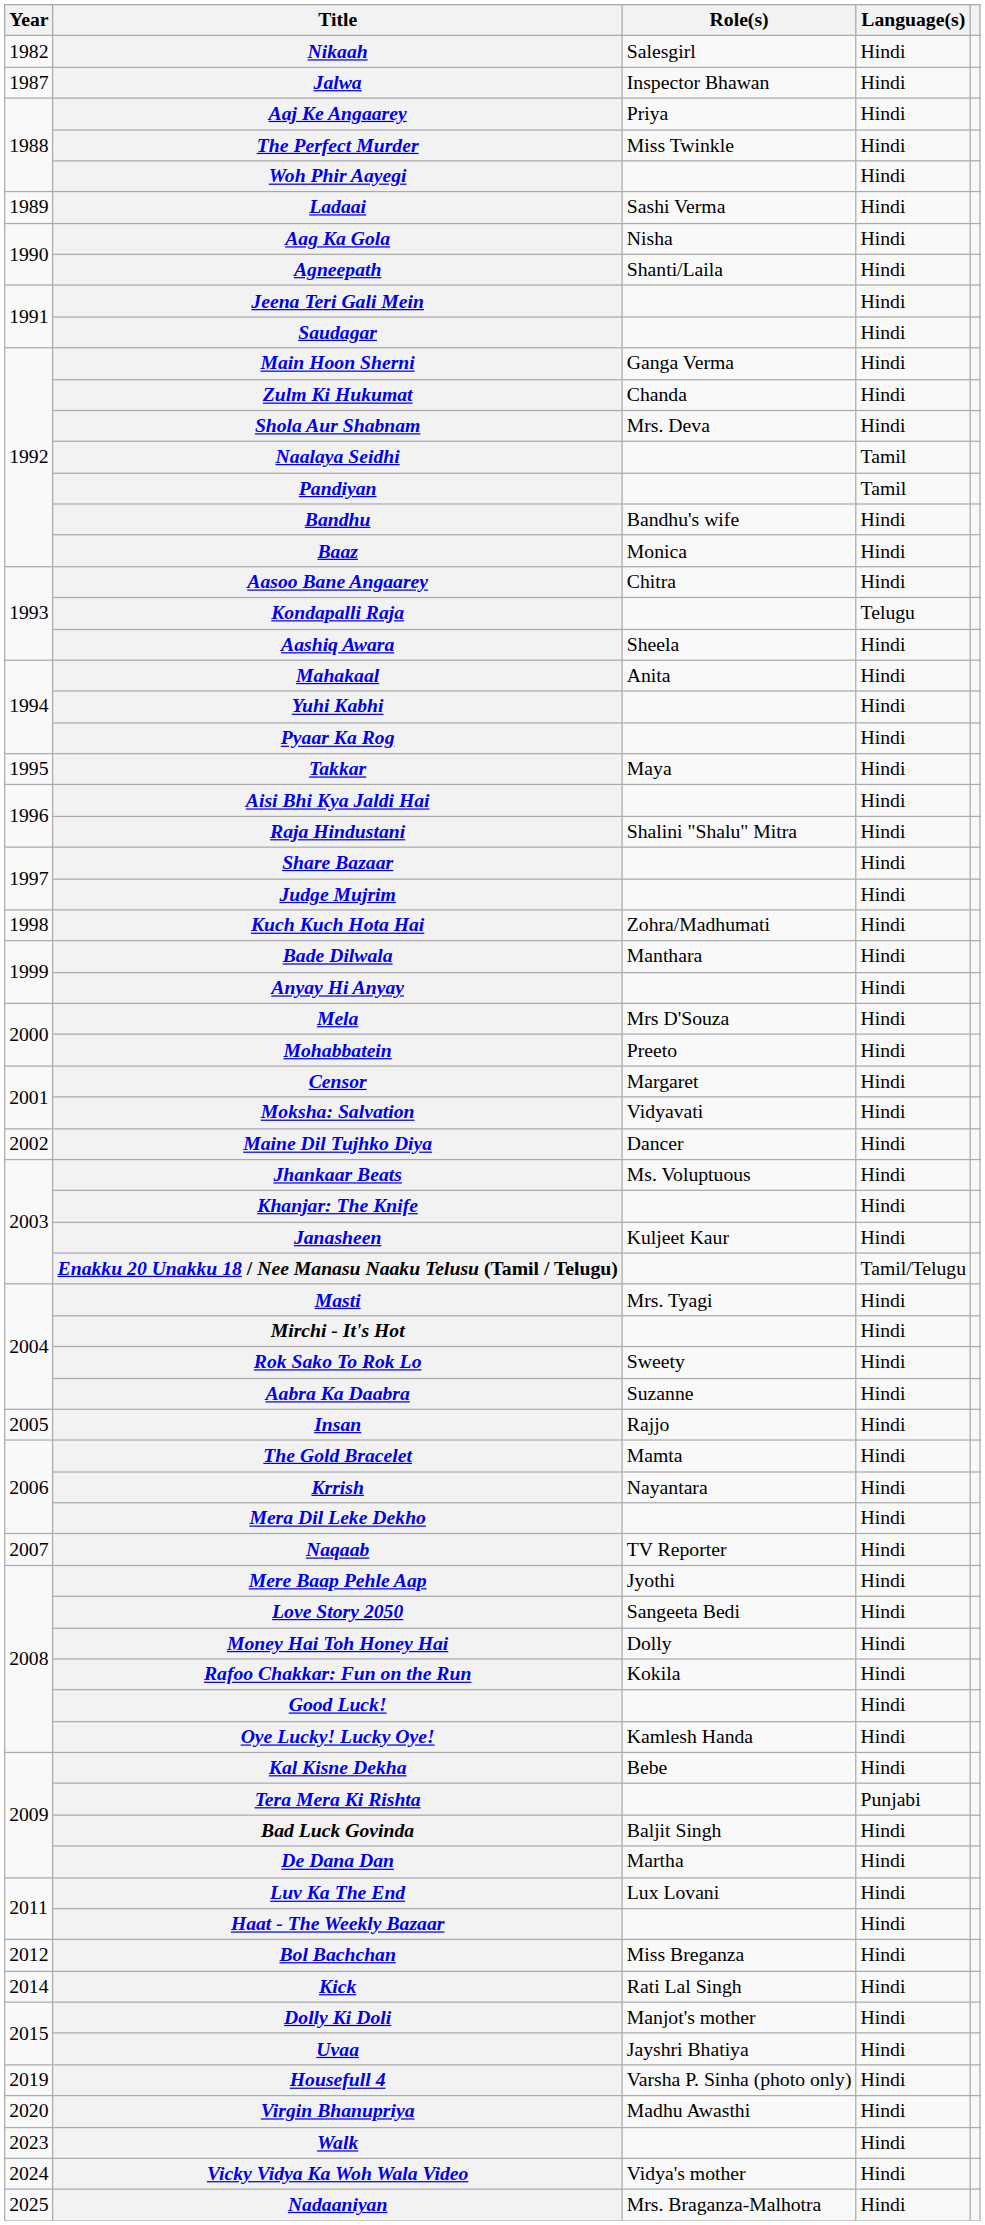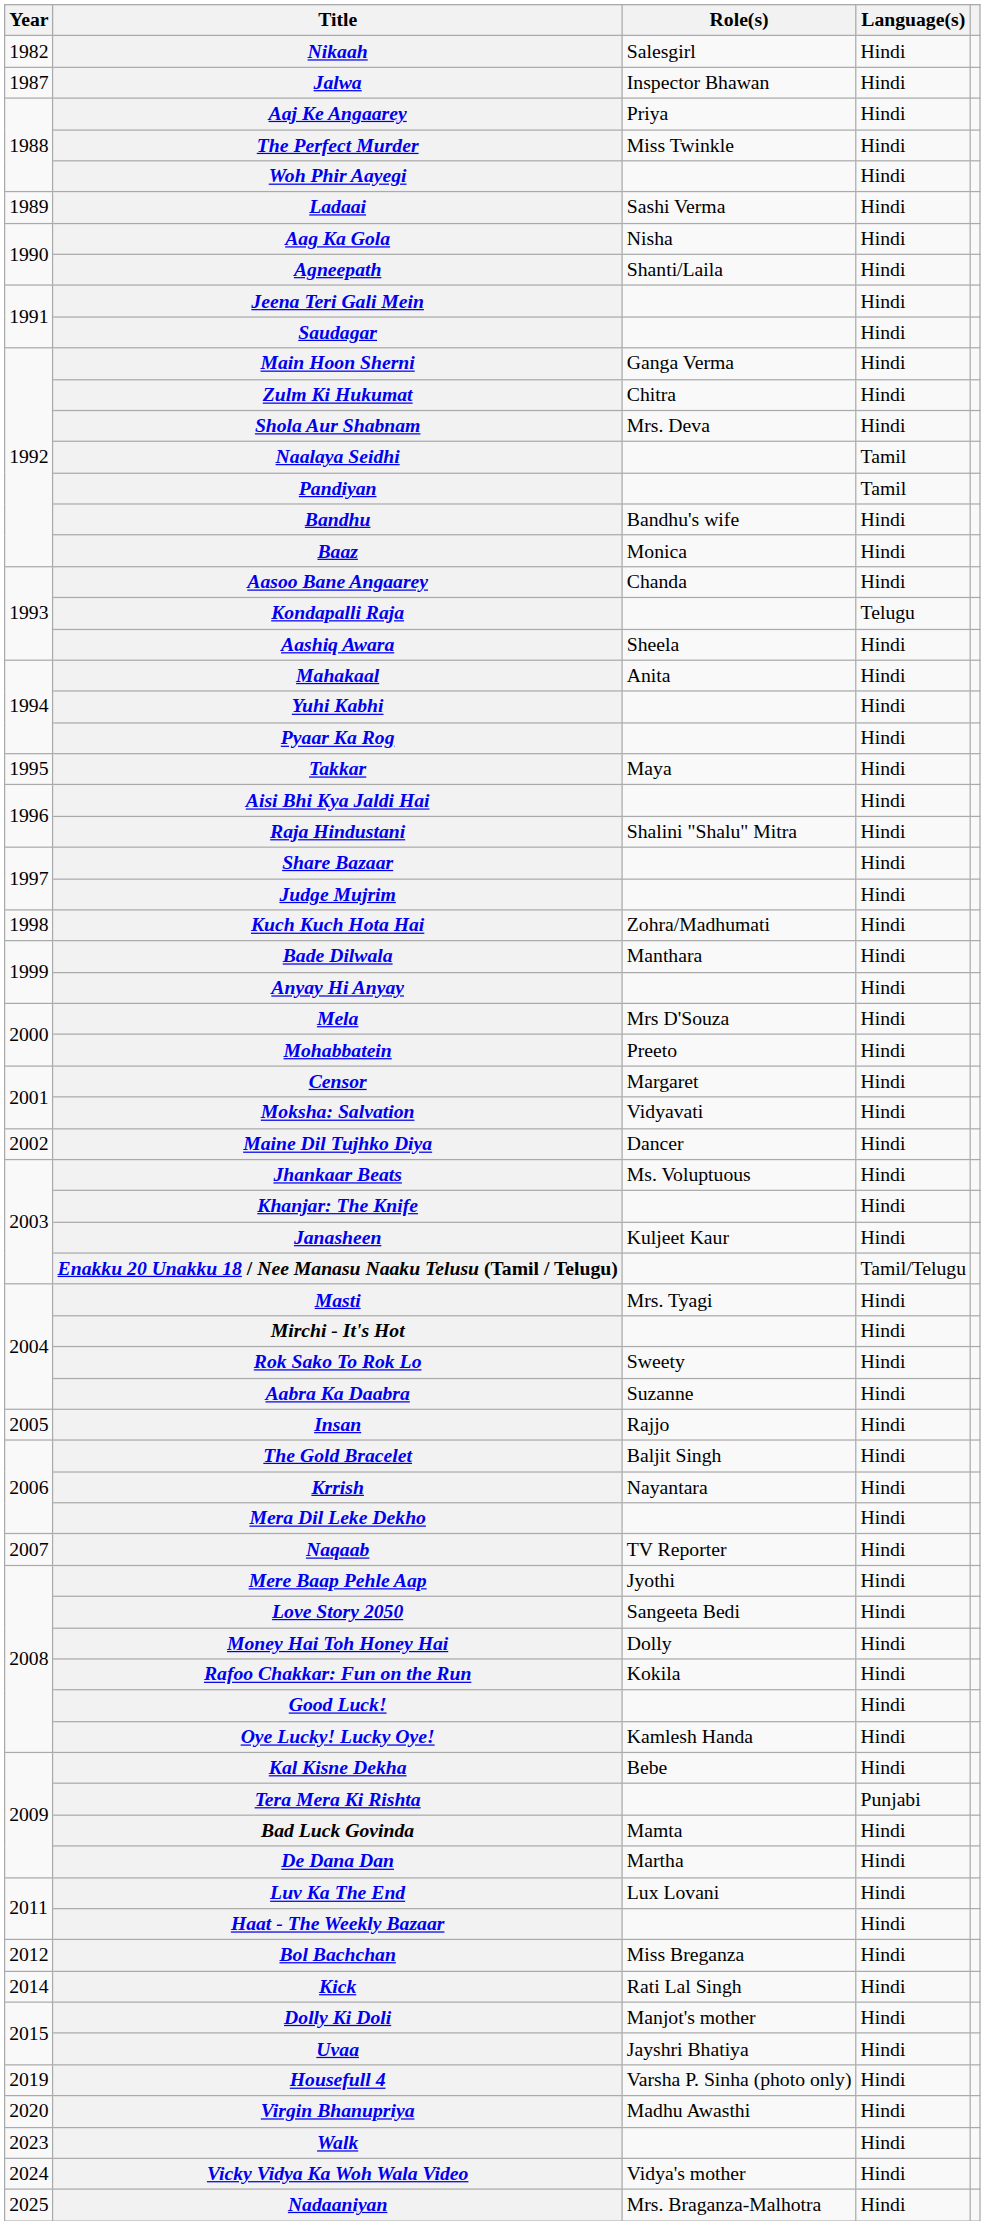(657, 394) Chanda -> (651, 394) Chitra
(651, 581) Chitra -> (657, 581) Chanda
(655, 1455) Mamta -> (674, 1455) Baljit Singh
(674, 1830) Baljit Singh -> (655, 1830) Mamta
